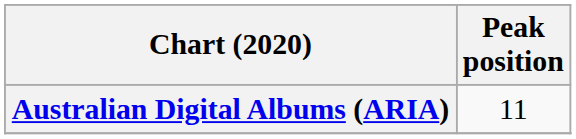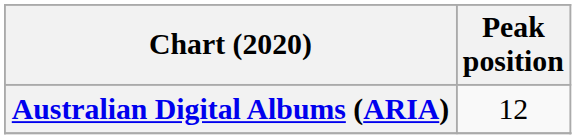(513, 108) 11 -> (513, 108) 12
